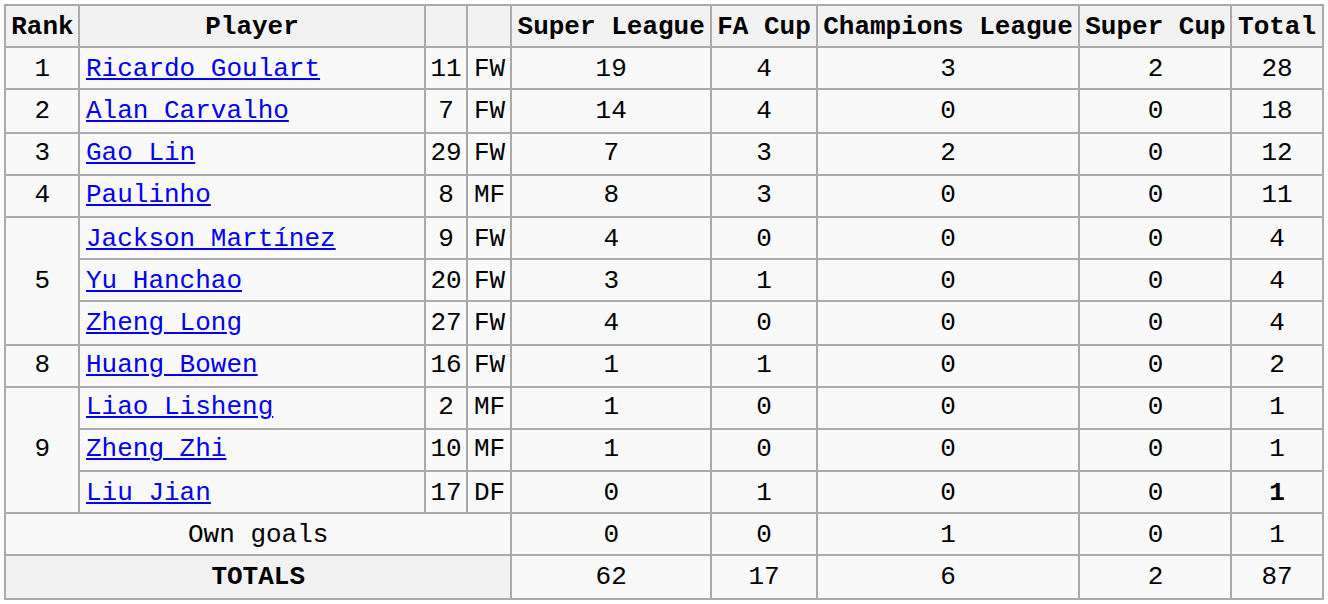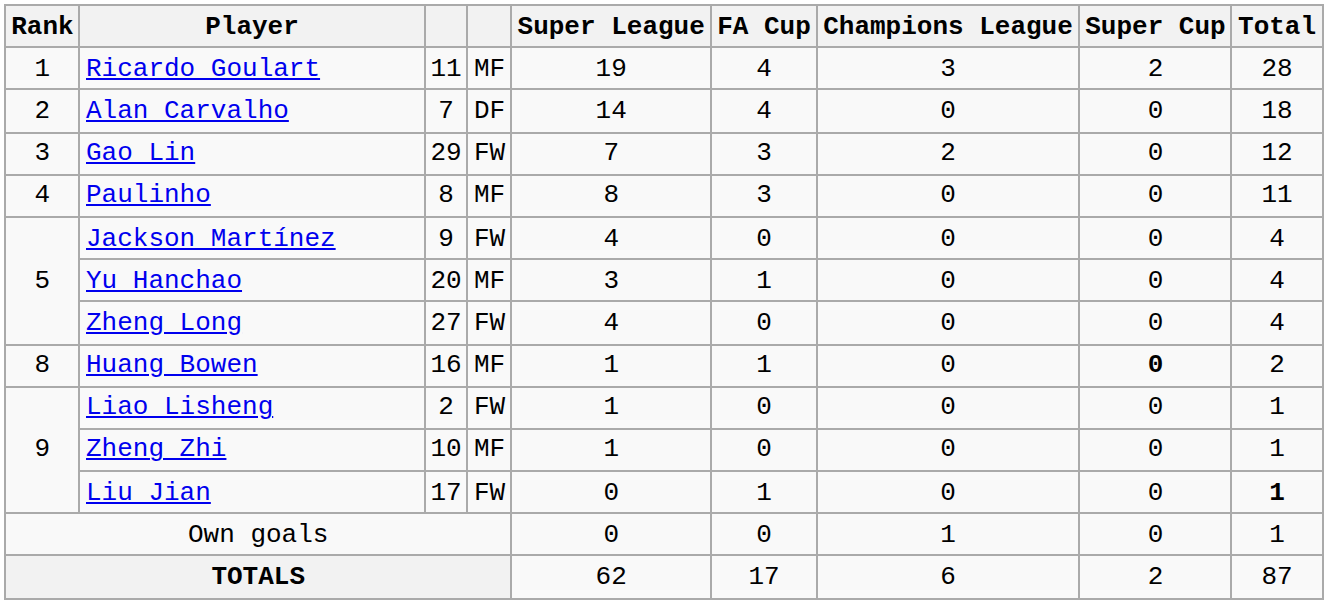(490, 69) FW -> (490, 69) MF
(490, 111) FW -> (490, 111) DF
(490, 280) FW -> (490, 280) MF
(490, 365) FW -> (490, 365) MF
(1155, 365) normal -> (1155, 365) bold
(490, 408) MF -> (490, 408) FW
(490, 492) DF -> (490, 492) FW
